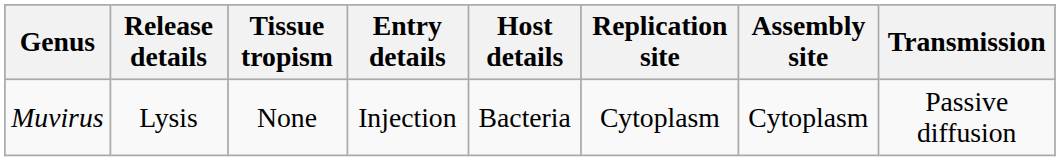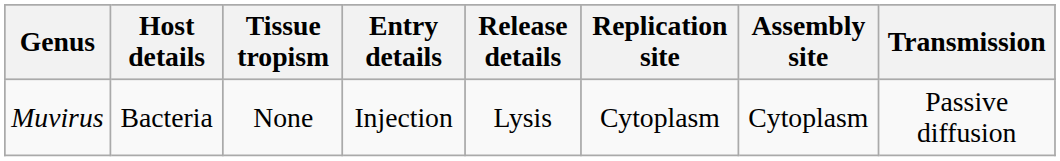columns swapped: (525, 42) <-> (169, 42)
